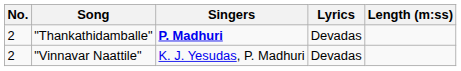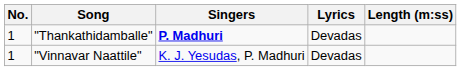(11, 35) 2 -> (11, 35) 1
(11, 56) 2 -> (11, 56) 1
